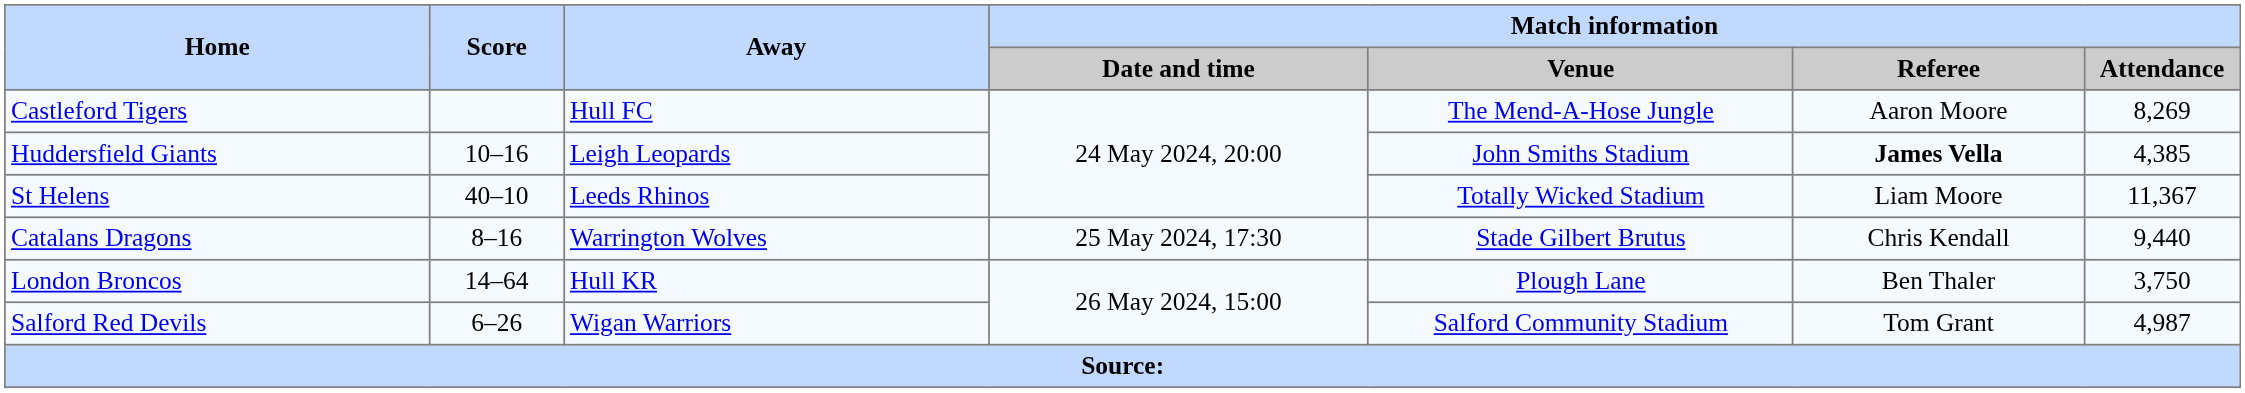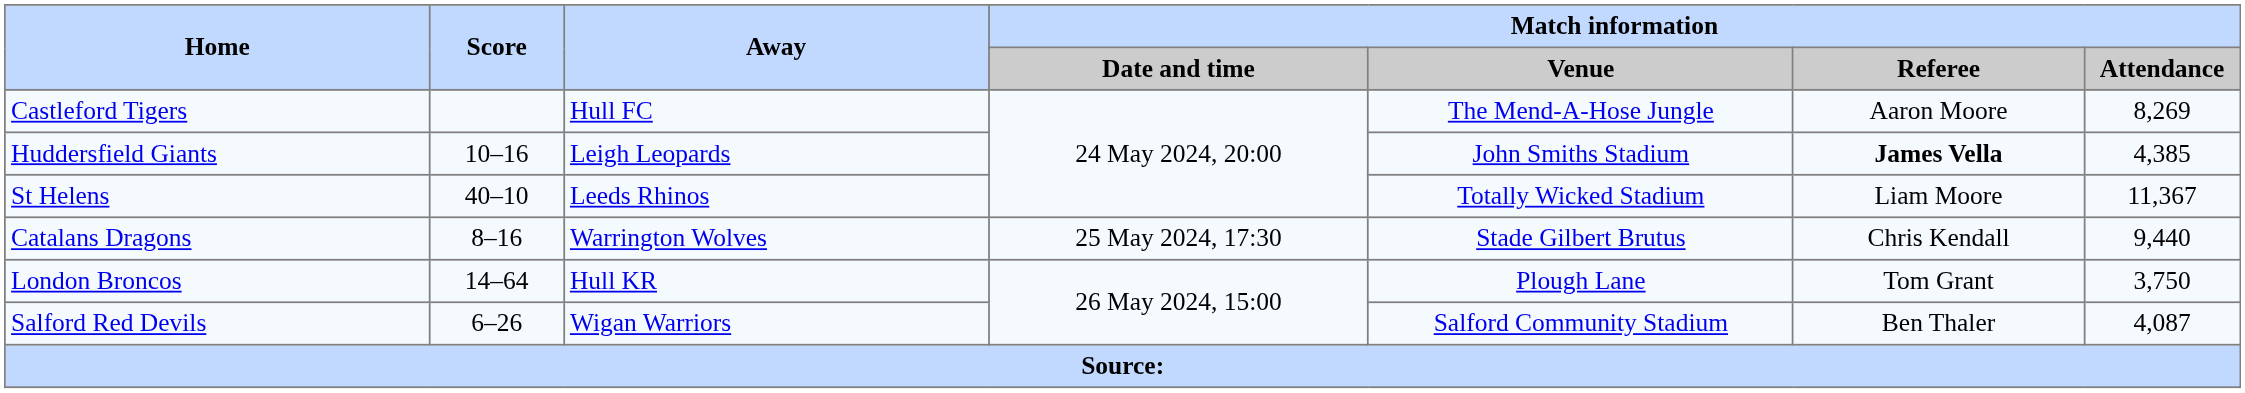(1939, 280) Ben Thaler -> (1939, 280) Tom Grant
(1939, 323) Tom Grant -> (1939, 323) Ben Thaler
(2162, 323) 4,987 -> (2162, 323) 4,087
